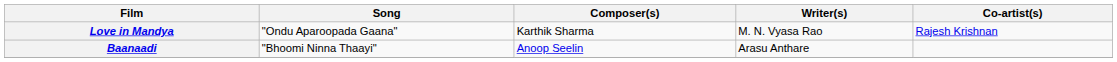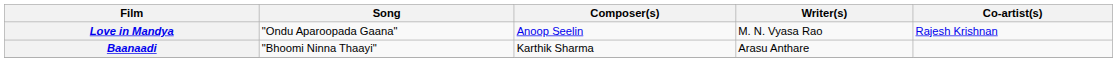(555, 31) Karthik Sharma -> (550, 31) Anoop Seelin
(550, 48) Anoop Seelin -> (555, 48) Karthik Sharma
